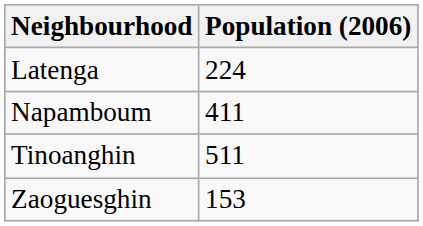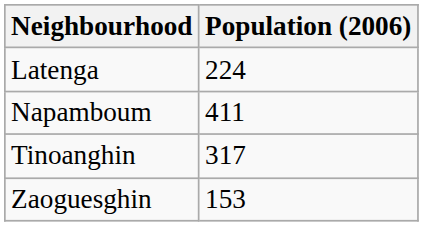(225, 155) 511 -> (225, 155) 317
